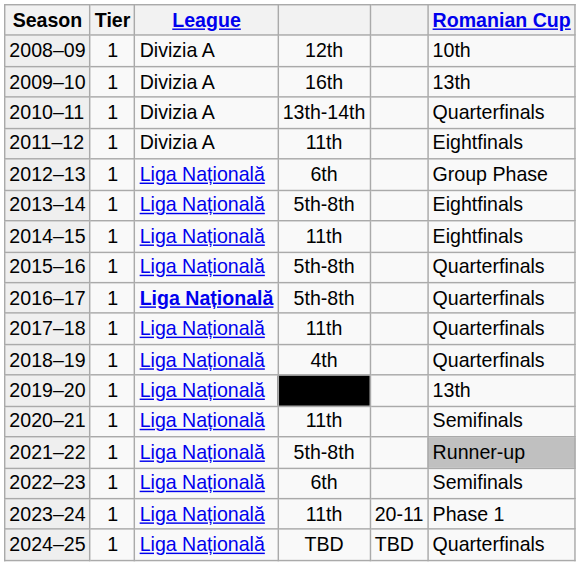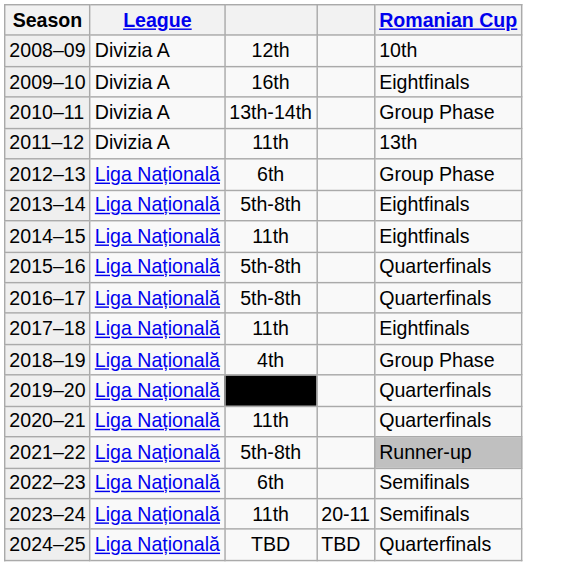- column: (113, 20)
(452, 81) 13th -> (424, 81) Eightfinals
(489, 112) Quarterfinals -> (437, 112) Group Phase
(478, 143) Eightfinals -> (398, 143) 13th
(207, 298) bold -> (157, 298) normal
(489, 328) Quarterfinals -> (424, 328) Eightfinals
(489, 359) Quarterfinals -> (437, 359) Group Phase
(452, 390) 13th -> (435, 390) Quarterfinals
(478, 421) Semifinals -> (435, 421) Quarterfinals
(469, 514) Phase 1 -> (424, 514) Semifinals
